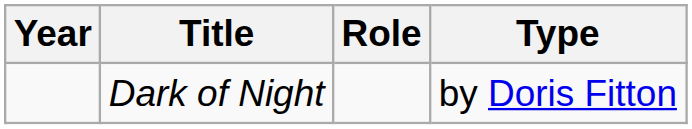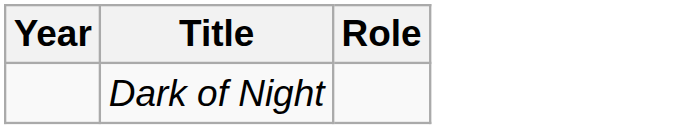- column: (558, 33)
